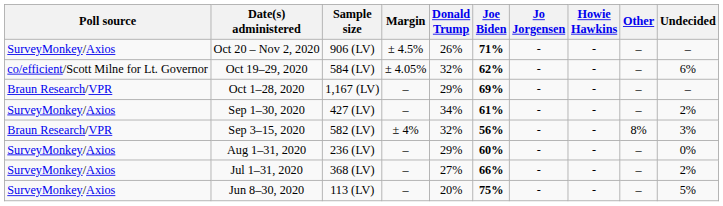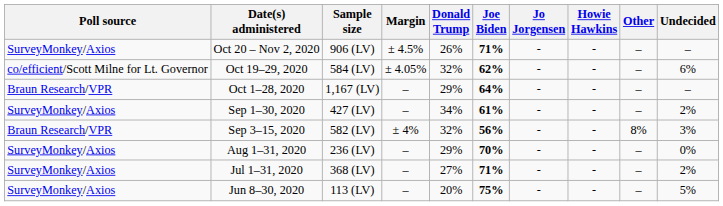(491, 89) 69% -> (491, 89) 64%
(491, 150) 60% -> (491, 150) 70%
(491, 170) 66% -> (491, 170) 71%
